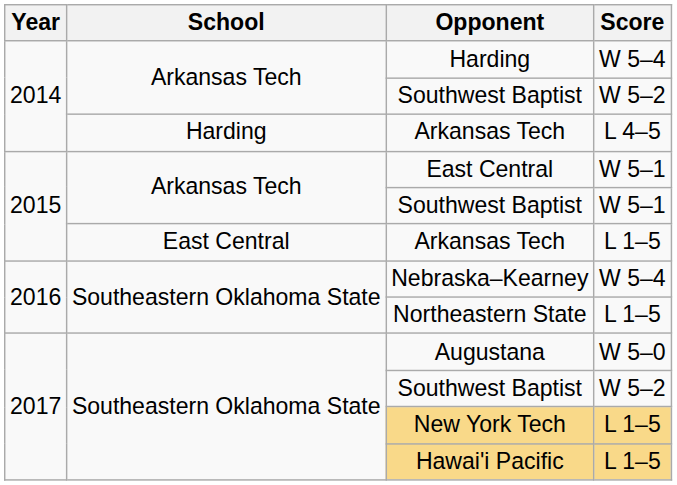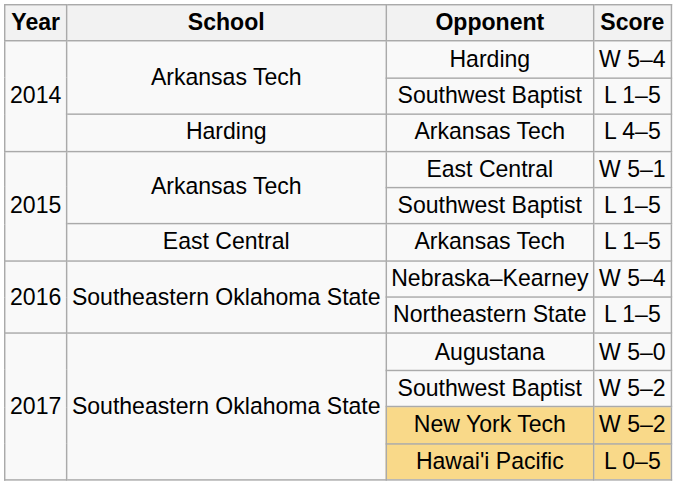(632, 95) W 5–2 -> (632, 95) L 1–5
(632, 205) W 5–1 -> (632, 205) L 1–5
(632, 424) L 1–5 -> (632, 424) W 5–2
(632, 461) L 1–5 -> (632, 461) L 0–5
